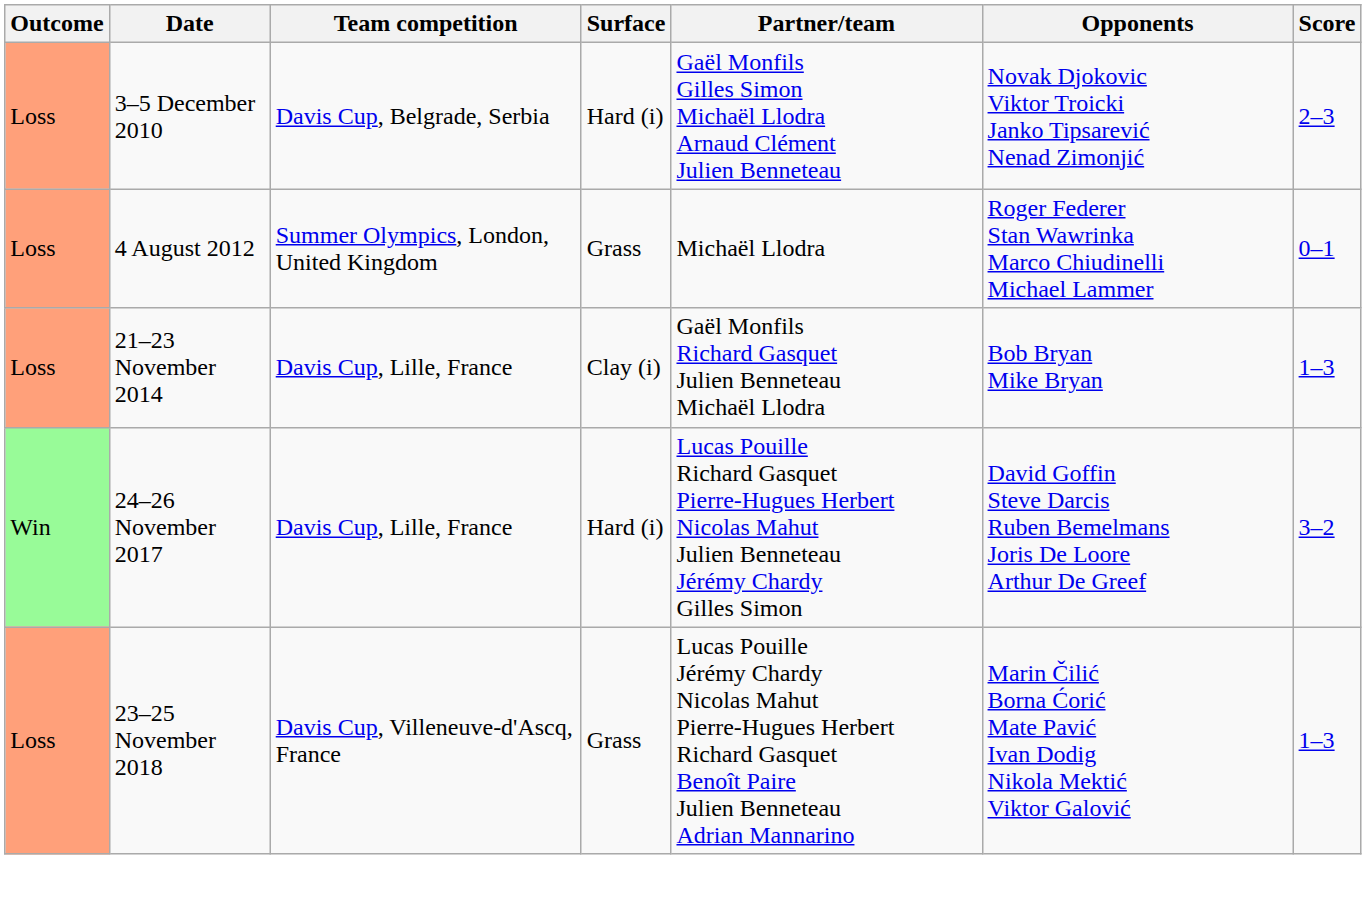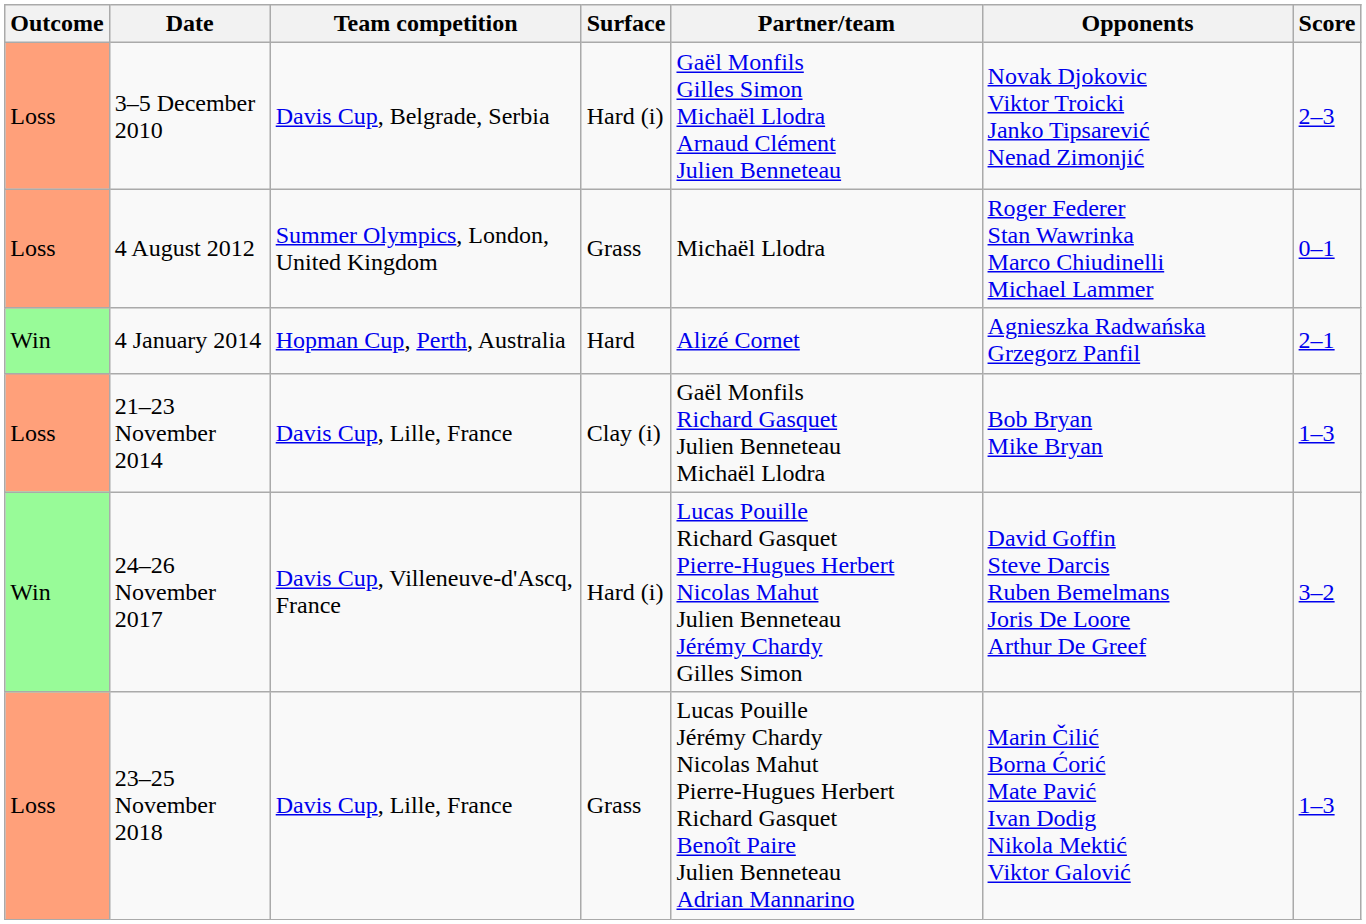+ row: (188, 340)
(394, 526) Davis Cup, Lille, France -> (424, 591) Davis Cup, Villeneuve-d'Ascq, France
(424, 740) Davis Cup, Villeneuve-d'Ascq, France -> (394, 805) Davis Cup, Lille, France
